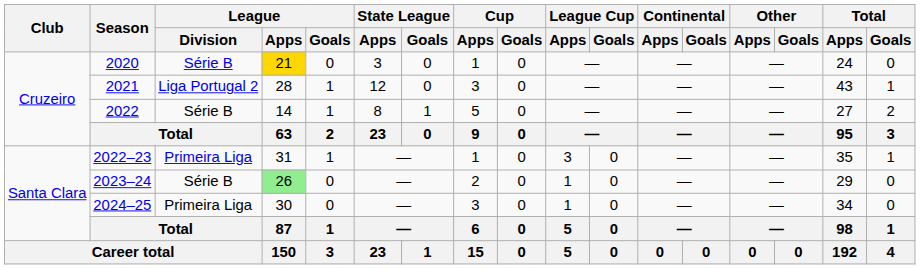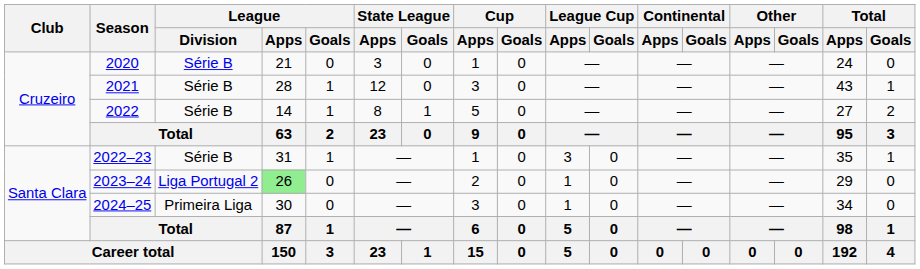(284, 63) gold background -> (284, 63) no background
(208, 87) Liga Portugal 2 -> (208, 87) Série B
(208, 157) Primeira Liga -> (208, 157) Série B
(208, 181) Série B -> (208, 181) Liga Portugal 2
